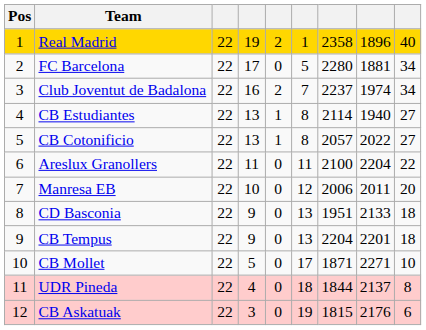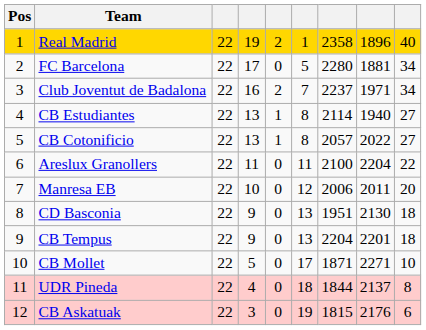(375, 90) 1974 -> (375, 90) 1971
(375, 213) 2133 -> (375, 213) 2130
